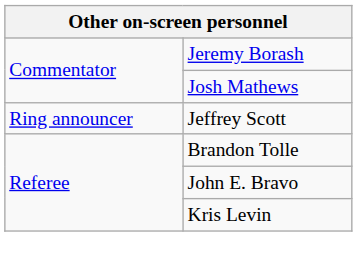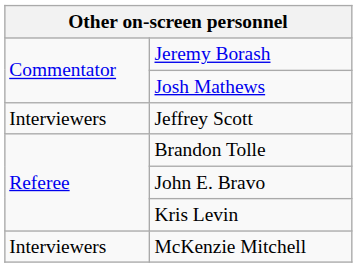(71, 118) Ring announcer -> (58, 118) Interviewers
+ row: (230, 246)
